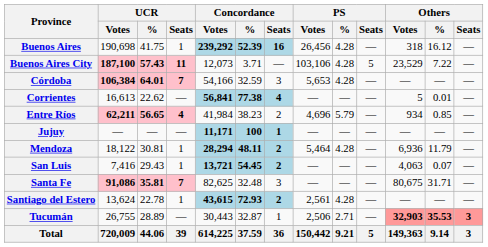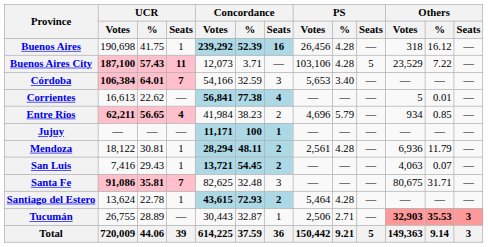(345, 81) 4.28 -> (345, 81) 3.40
(318, 149) 5,464 -> (318, 149) 2,561
(318, 200) 2,561 -> (318, 200) 5,464
